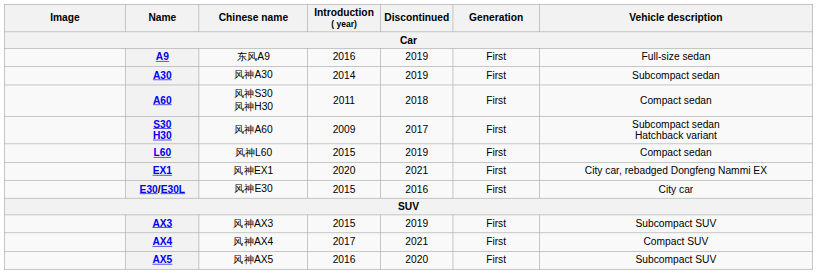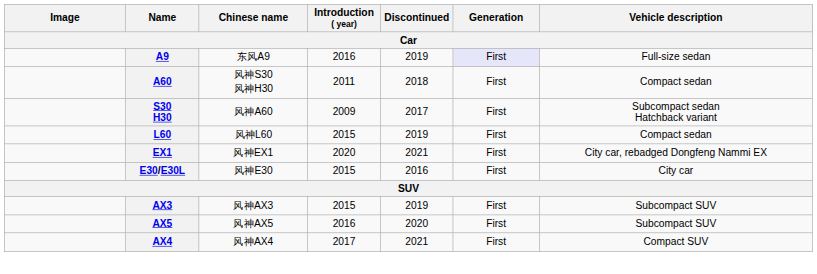(496, 57) no background -> (496, 57) lavender background
- row: (162, 75)
rows swapped: (162, 242) <-> (162, 260)
